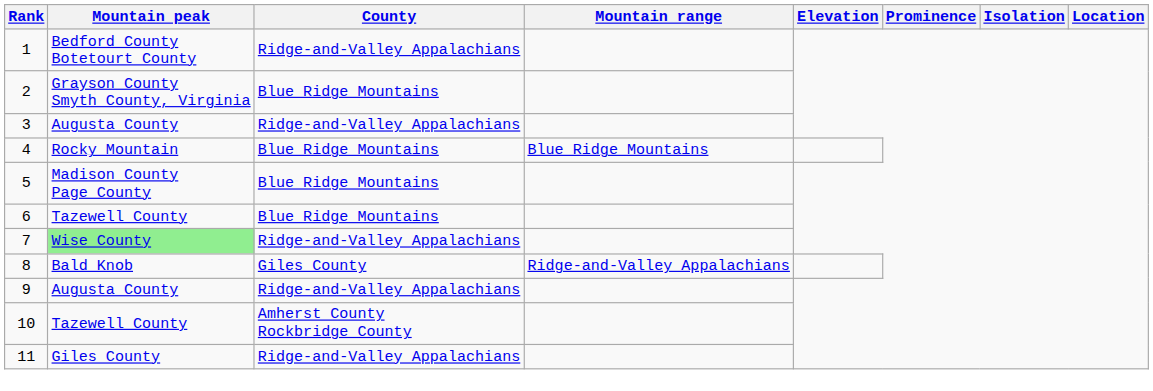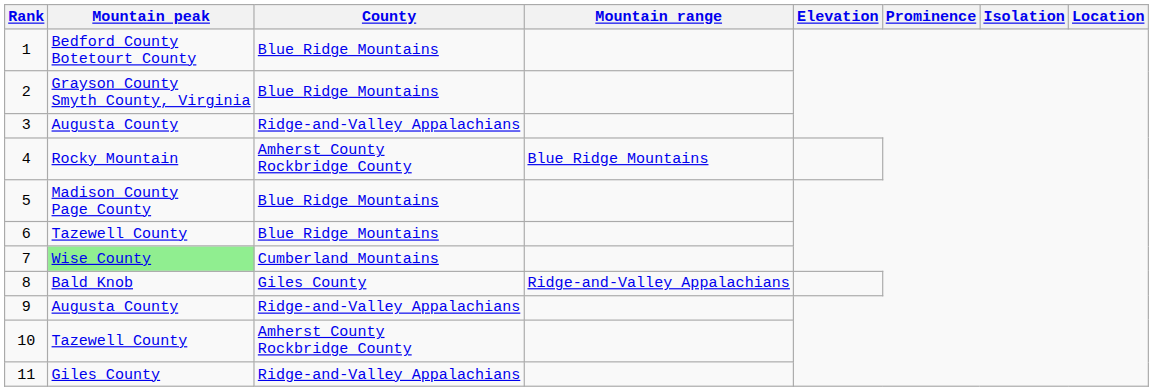(389, 50) Ridge-and-Valley Appalachians -> (348, 50) Blue Ridge Mountains
(348, 150) Blue Ridge Mountains -> (335, 159) Amherst County Rockbridge County
(389, 241) Ridge-and-Valley Appalachians -> (348, 259) Cumberland Mountains
